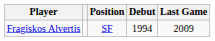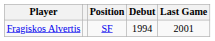(184, 28) 2009 -> (184, 28) 2001
